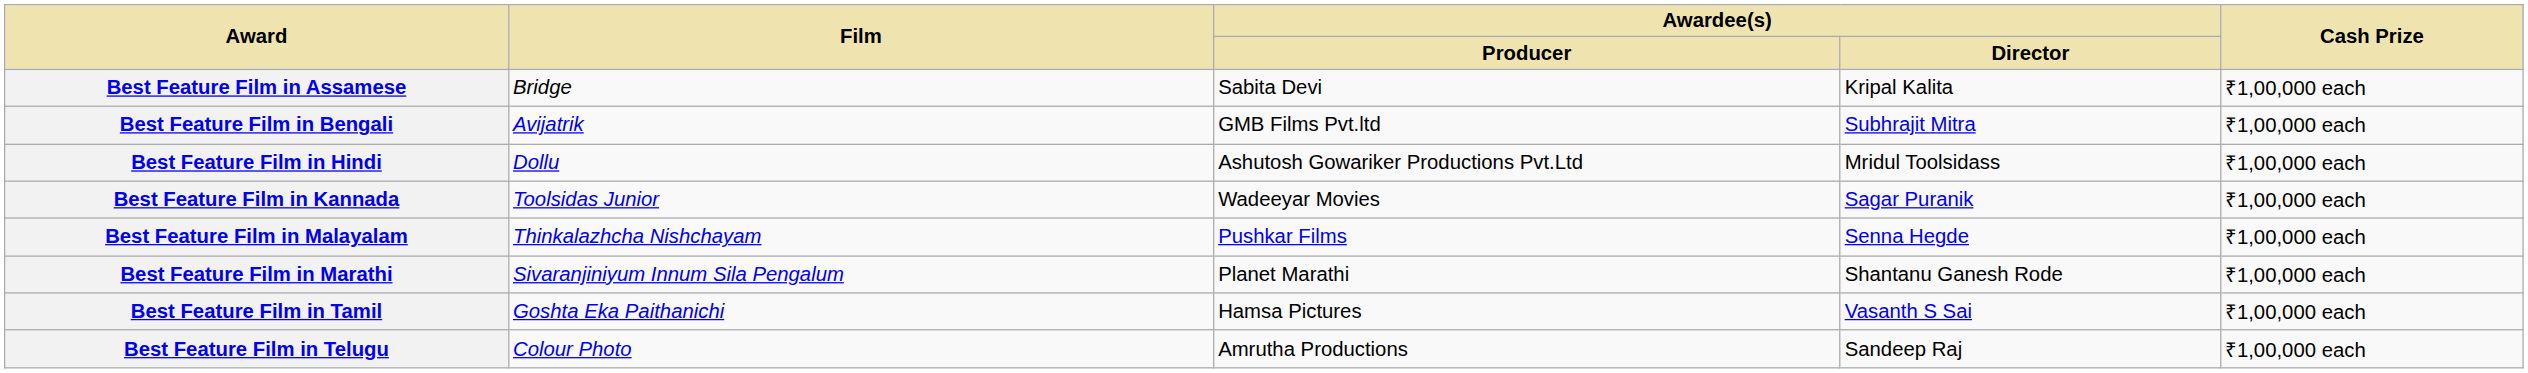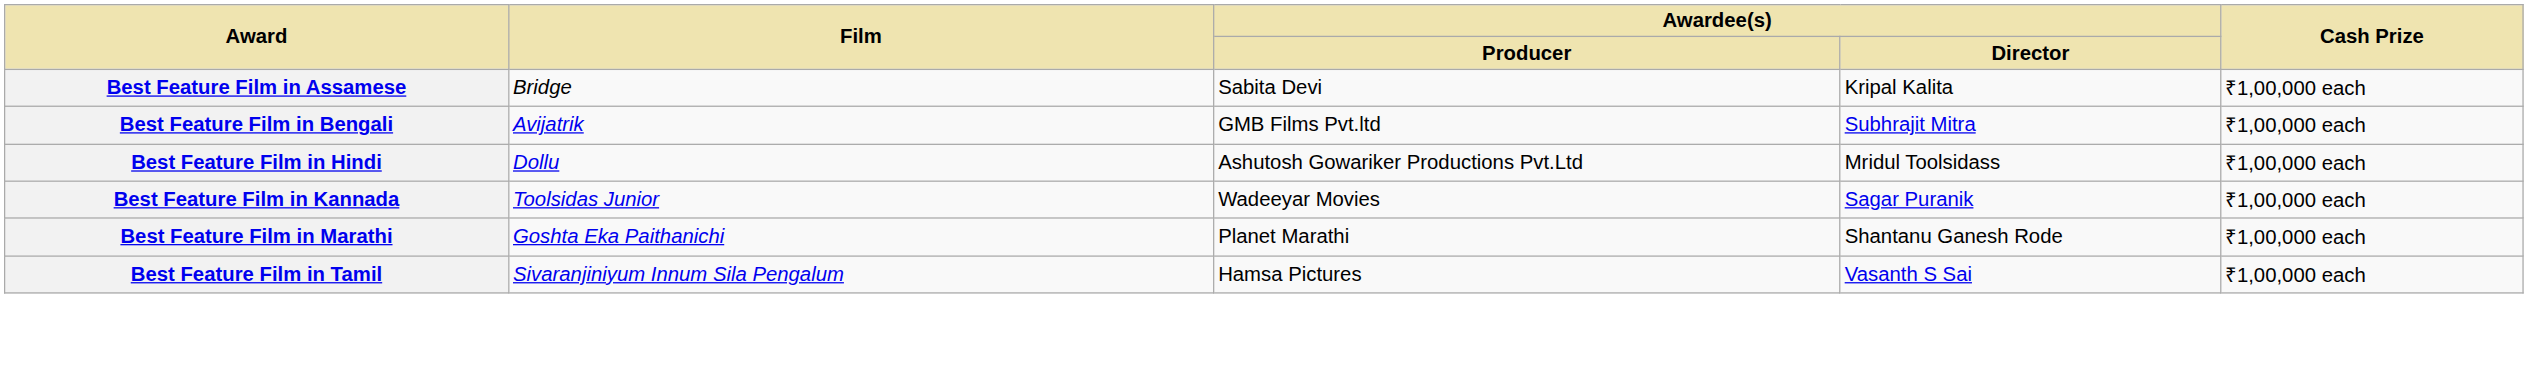- row: (256, 236)
(678, 274) Sivaranjiniyum Innum Sila Pengalum -> (619, 236) Goshta Eka Paithanichi
(619, 311) Goshta Eka Paithanichi -> (678, 274) Sivaranjiniyum Innum Sila Pengalum
- row: (256, 348)
